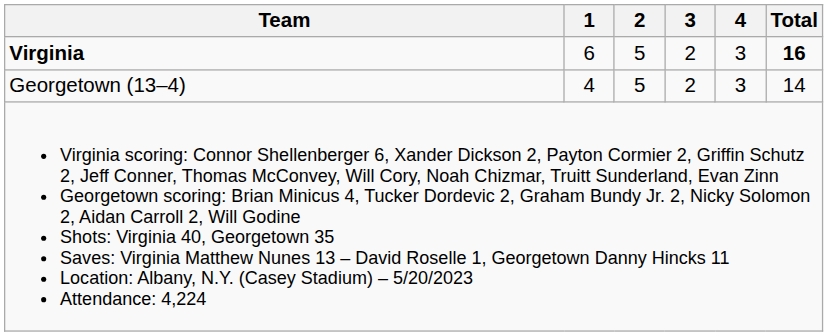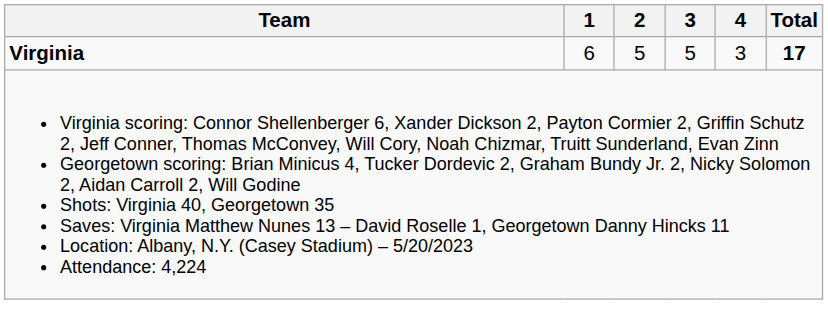(690, 53) 2 -> (690, 53) 5
(794, 53) 16 -> (794, 53) 17
- row: (98, 85)
